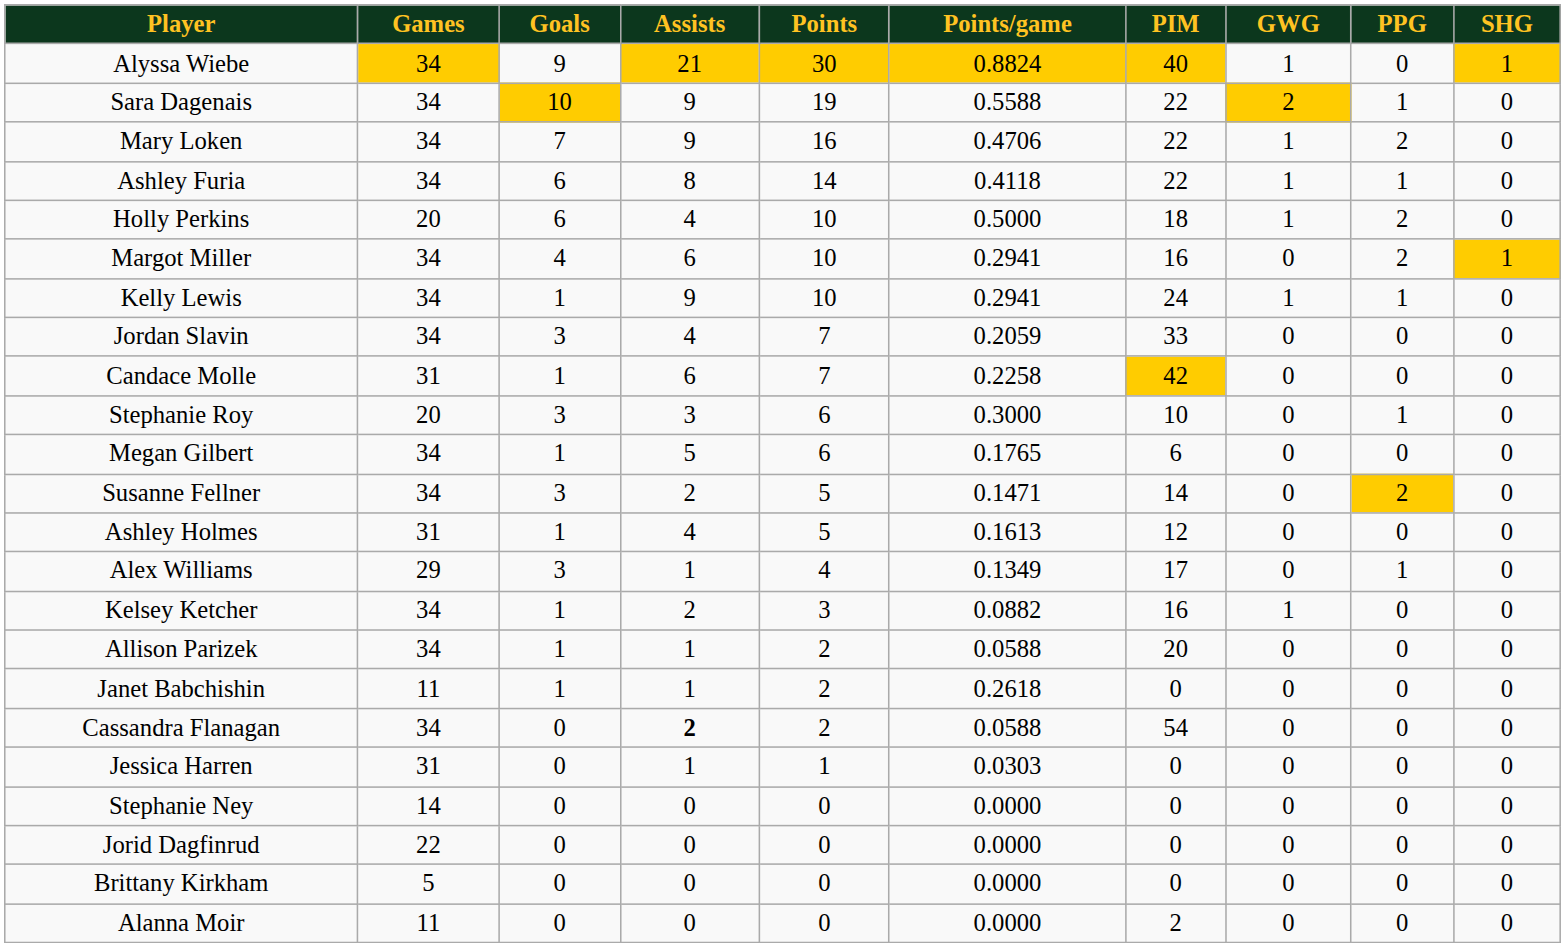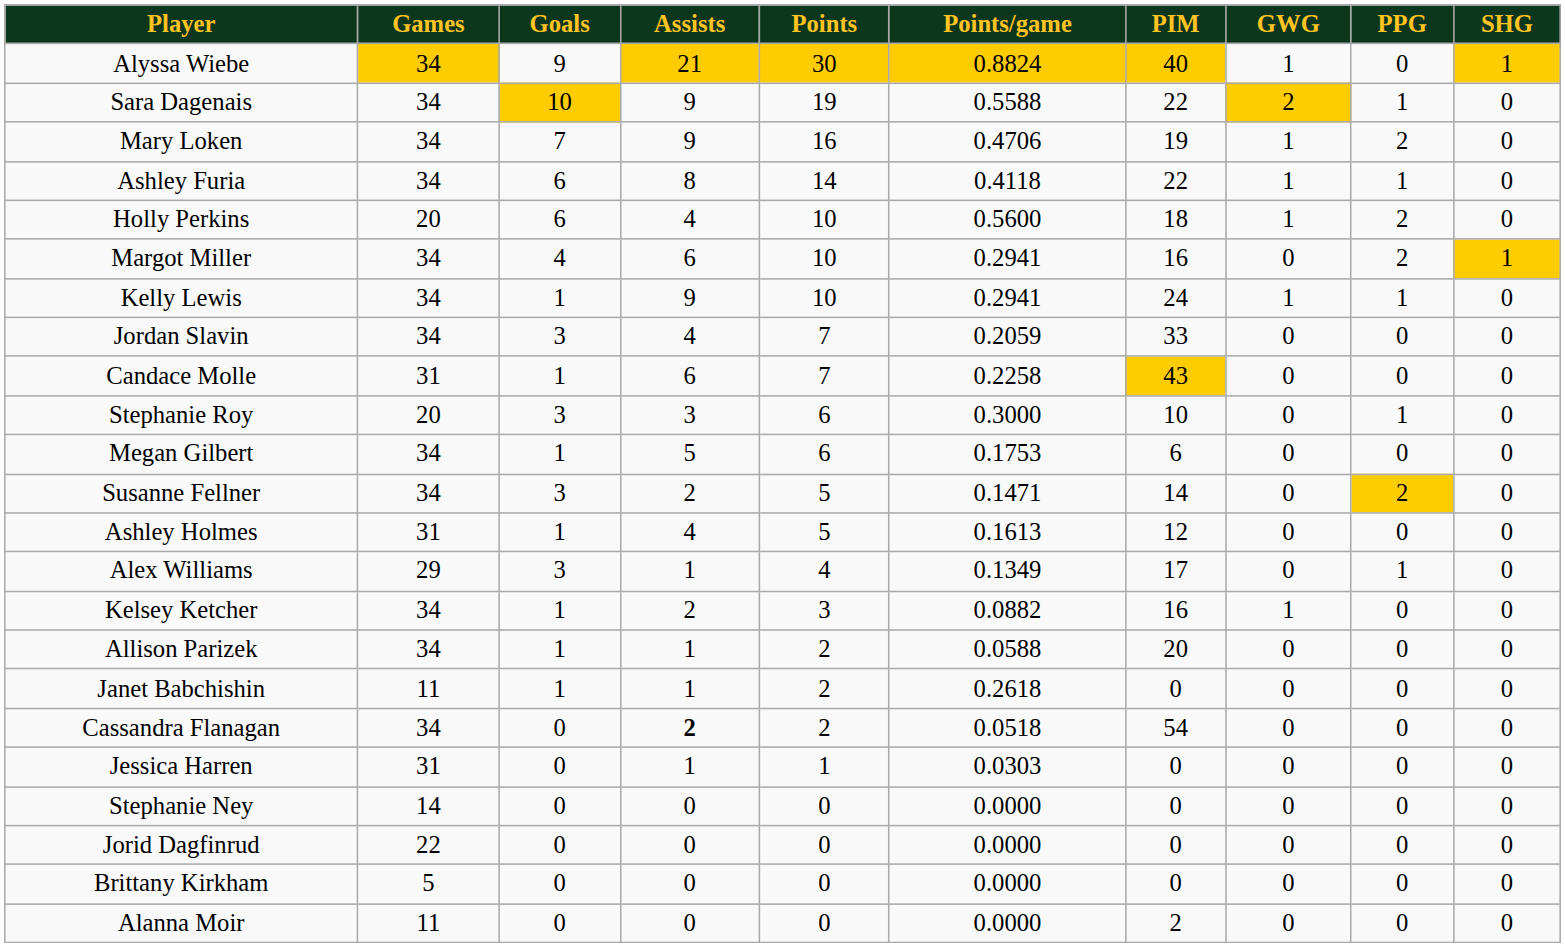(1176, 141) 22 -> (1176, 141) 19
(1007, 219) 0.5000 -> (1007, 219) 0.5600
(1176, 375) 42 -> (1176, 375) 43
(1007, 453) 0.1765 -> (1007, 453) 0.1753
(1007, 727) 0.0588 -> (1007, 727) 0.0518
